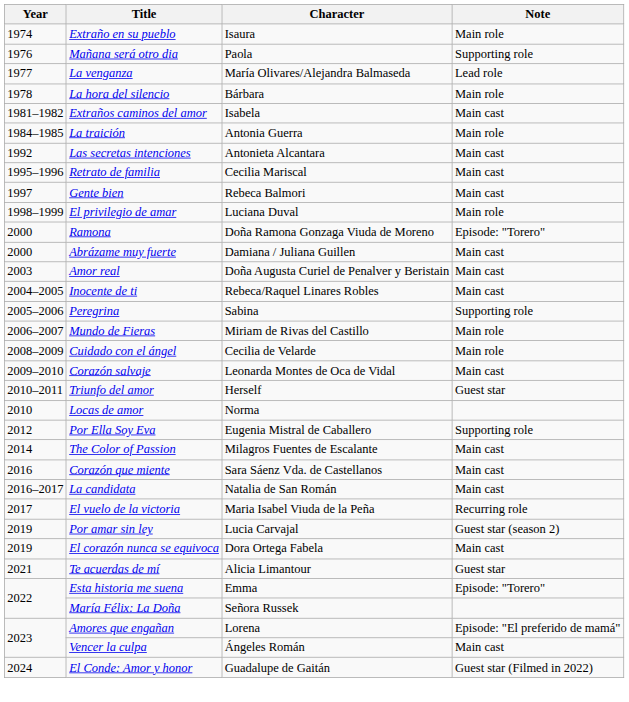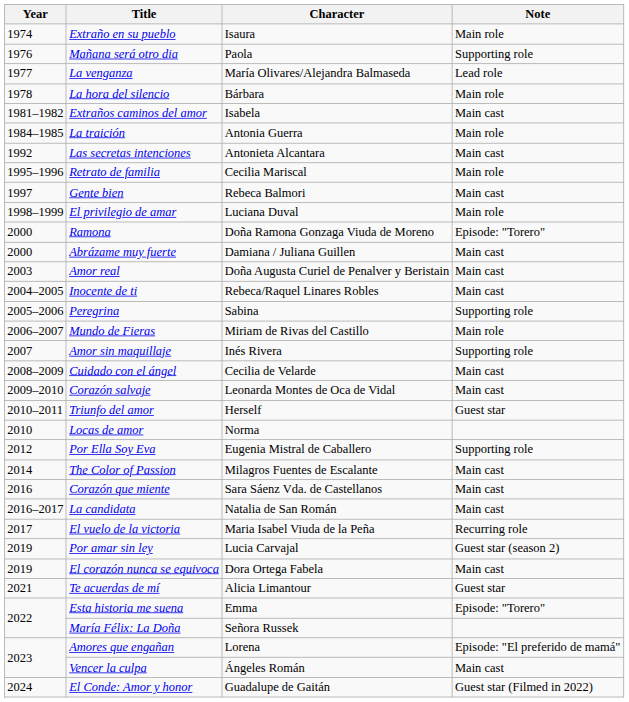(479, 172) Main cast -> (479, 172) Main role
+ row: (120, 350)
(479, 350) Main role -> (479, 370) Main cast
